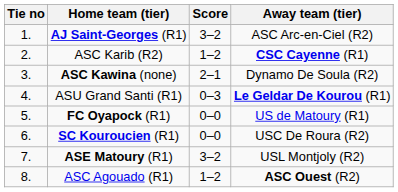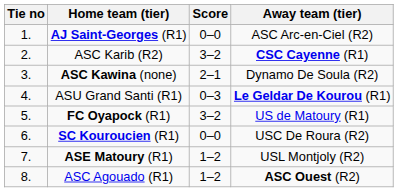(210, 34) 3–2 -> (210, 34) 0–0
(210, 55) 1–2 -> (210, 55) 3–2
(210, 116) 0–0 -> (210, 116) 3–2
(210, 156) 3–2 -> (210, 156) 1–2
